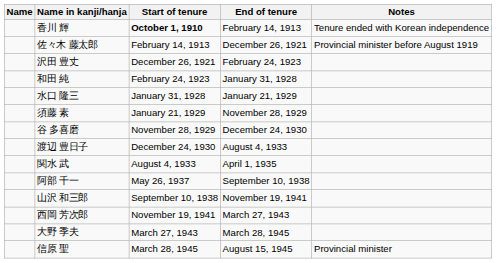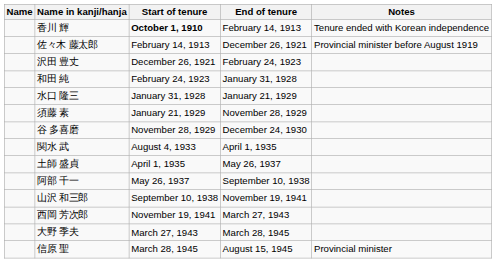- row: (62, 147)
+ row: (58, 164)
